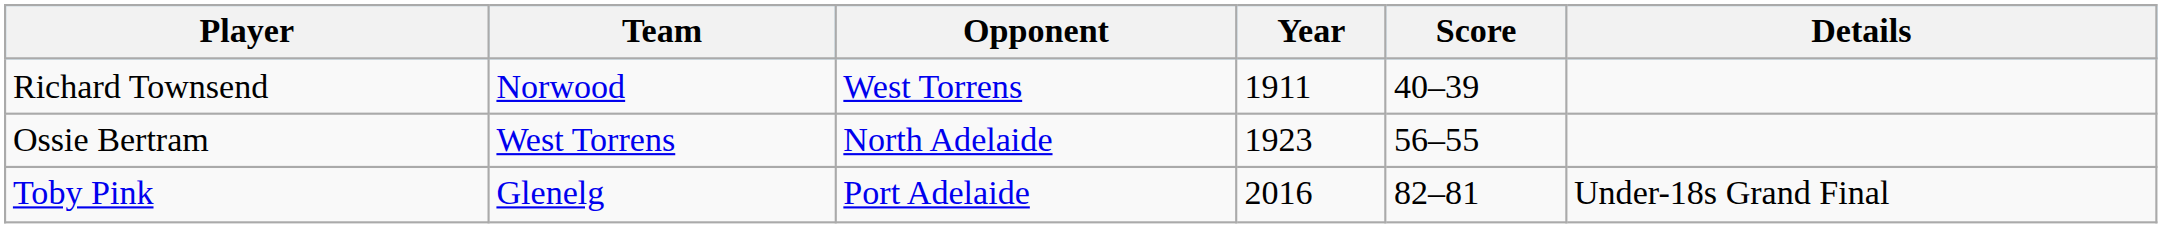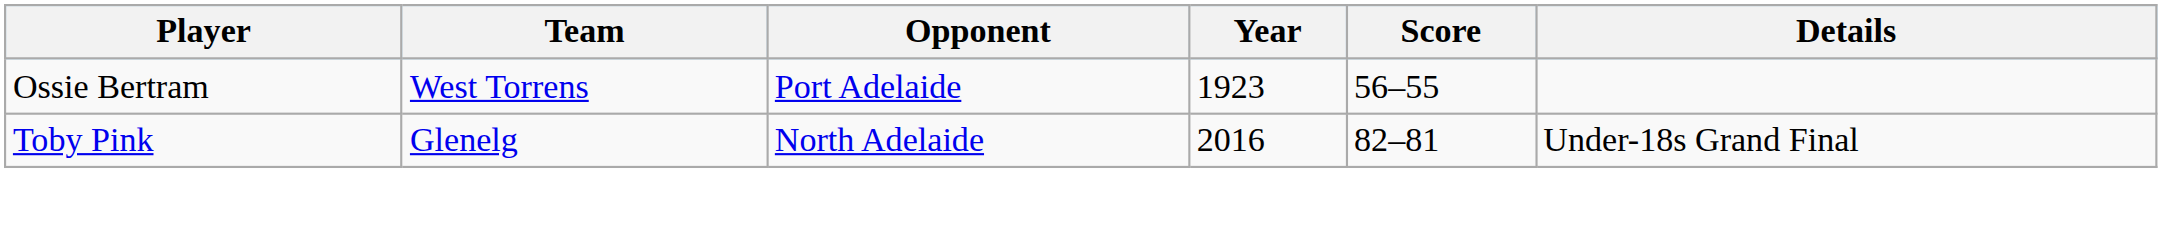- row: (141, 85)
(948, 139) North Adelaide -> (868, 85) Port Adelaide
(937, 193) Port Adelaide -> (879, 139) North Adelaide
